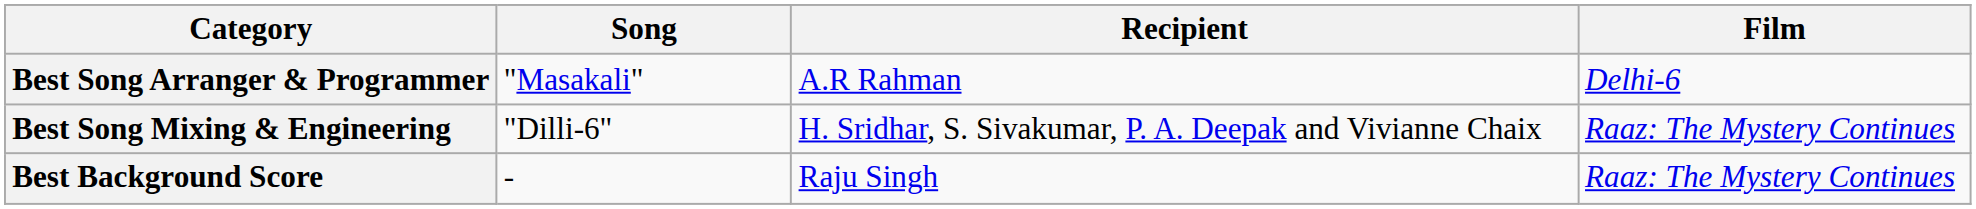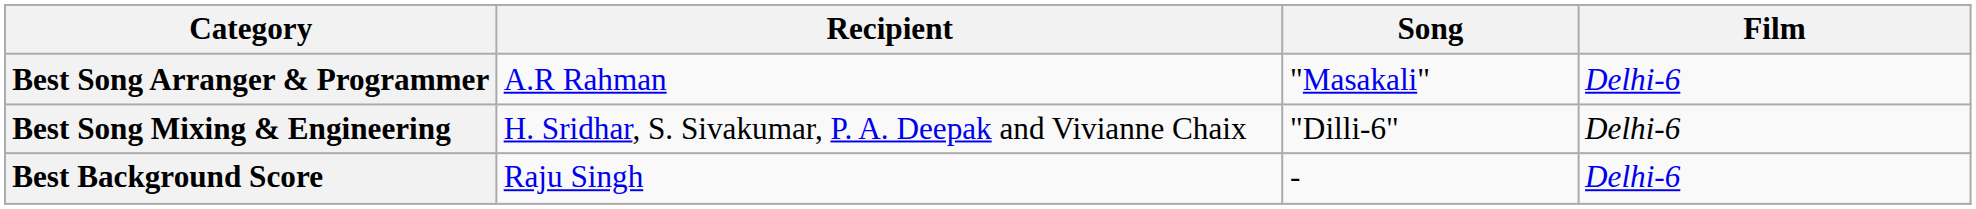columns swapped: (1185, 29) <-> (644, 29)
(1770, 128) Raaz: The Mystery Continues -> (1633, 128) Delhi-6
(1770, 177) Raaz: The Mystery Continues -> (1633, 177) Delhi-6
